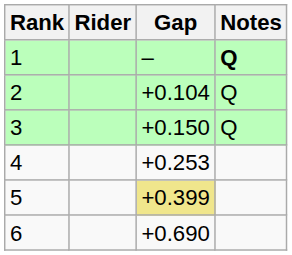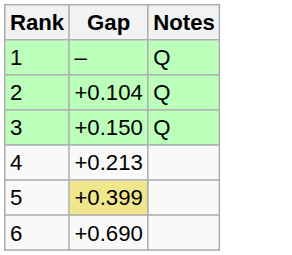- column: (103, 22)
(229, 58) bold -> (162, 58) normal
(176, 163) +0.253 -> (109, 163) +0.213
